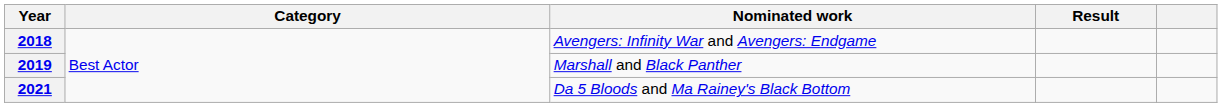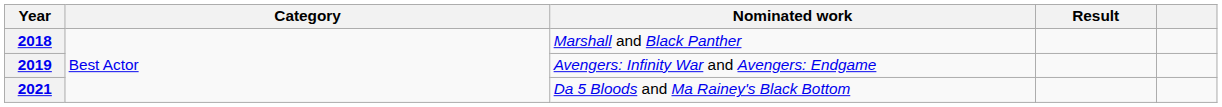(715, 41) Avengers: Infinity War and Avengers: Endgame -> (648, 41) Marshall and Black Panther
(648, 65) Marshall and Black Panther -> (715, 65) Avengers: Infinity War and Avengers: Endgame
